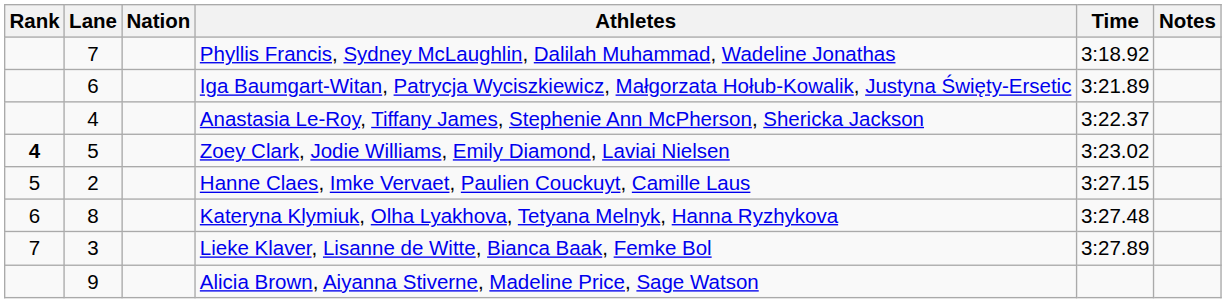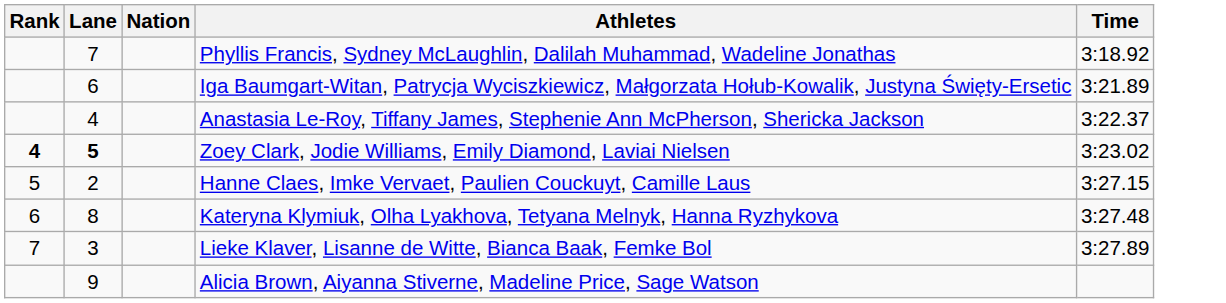- column: (1187, 21)
(93, 151) normal -> (93, 151) bold
